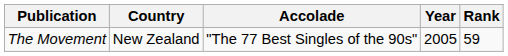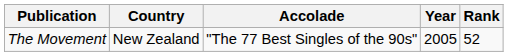(472, 39) 59 -> (472, 39) 52
